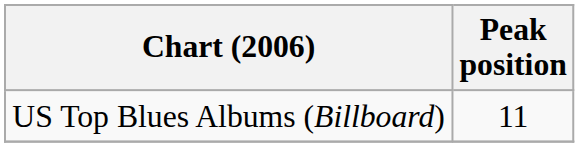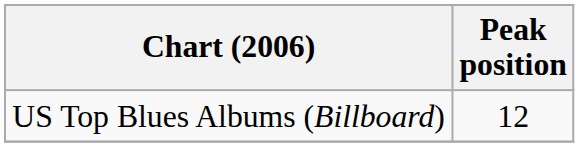(513, 115) 11 -> (513, 115) 12
